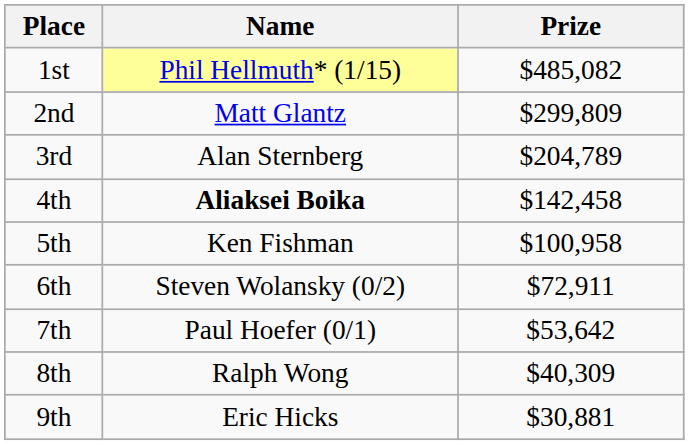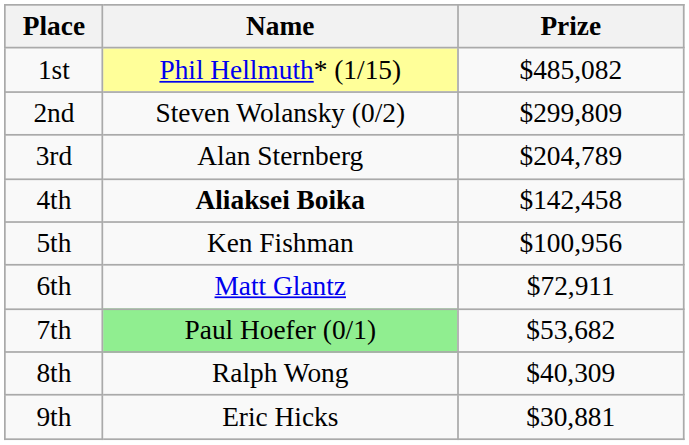(280, 112) Matt Glantz -> (280, 112) Steven Wolansky (0/2)
(571, 243) $100,958 -> (571, 243) $100,956
(280, 286) Steven Wolansky (0/2) -> (280, 286) Matt Glantz
(280, 329) no background -> (280, 329) lightgreen background
(571, 329) $53,642 -> (571, 329) $53,682
